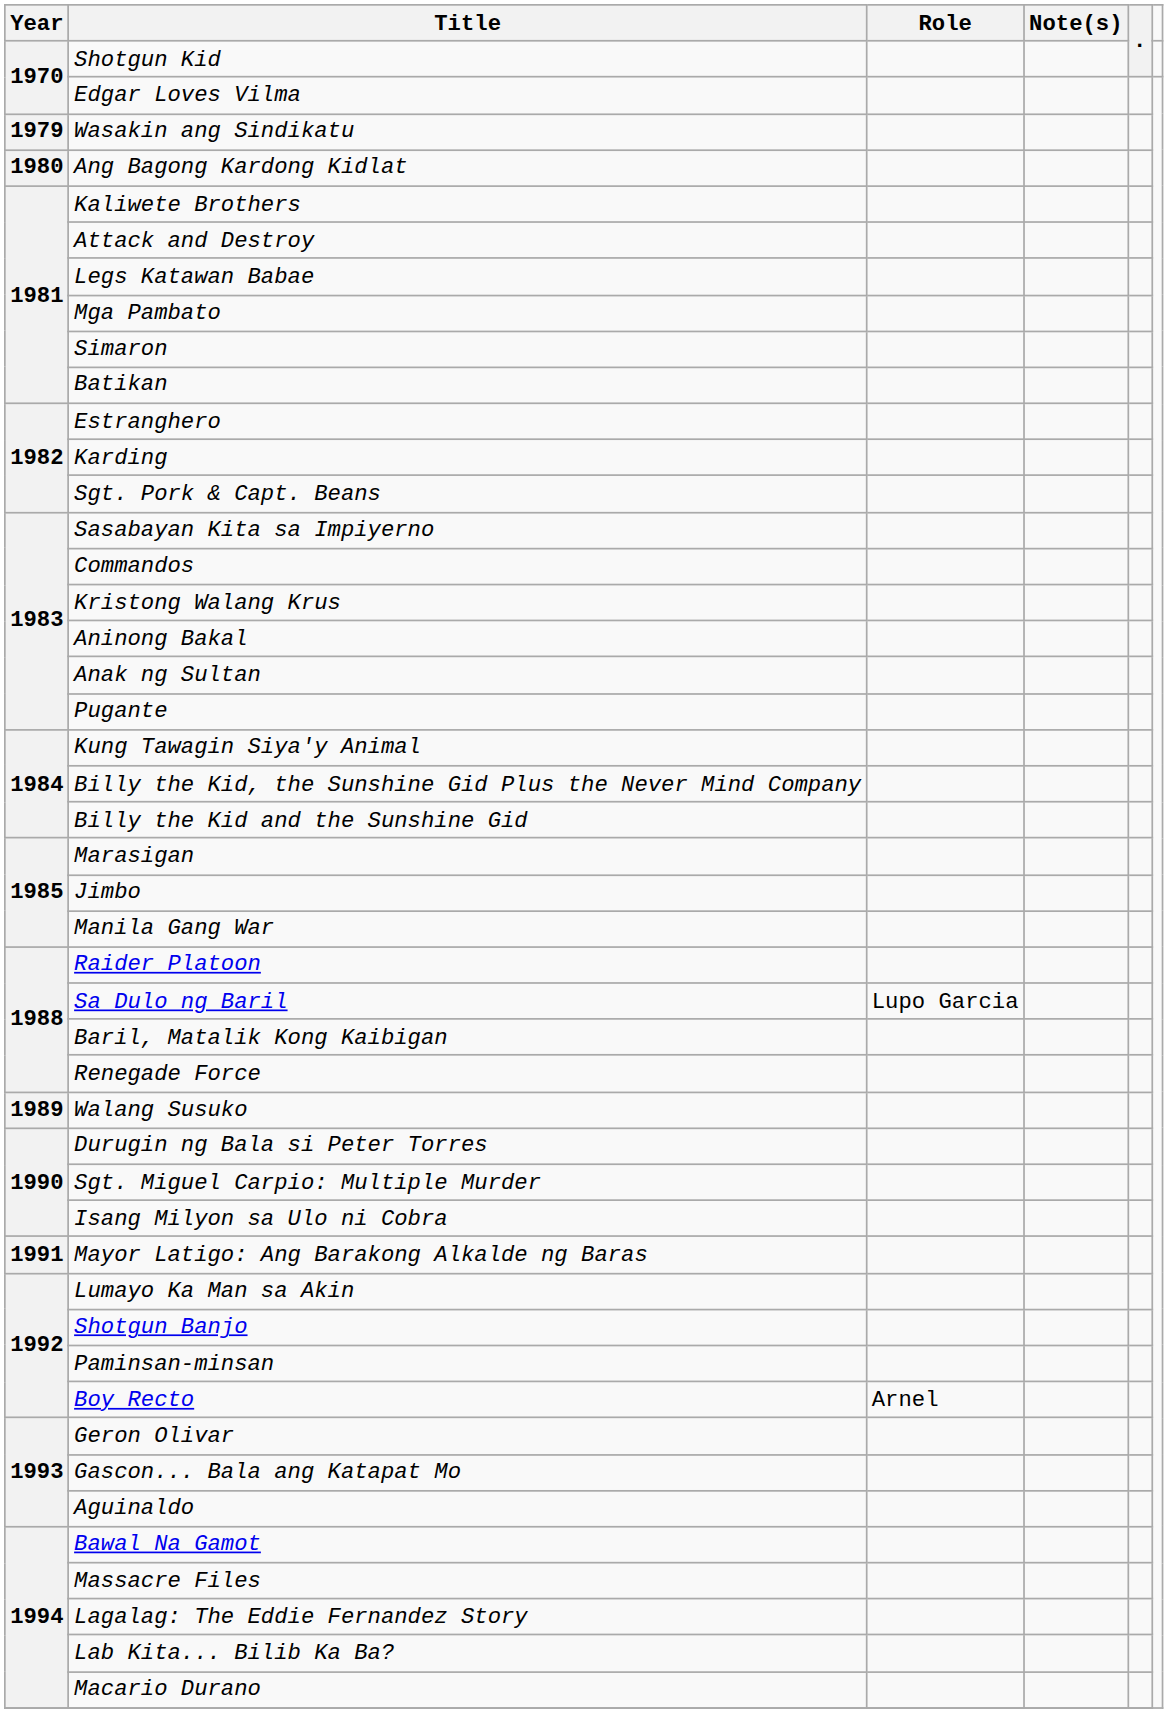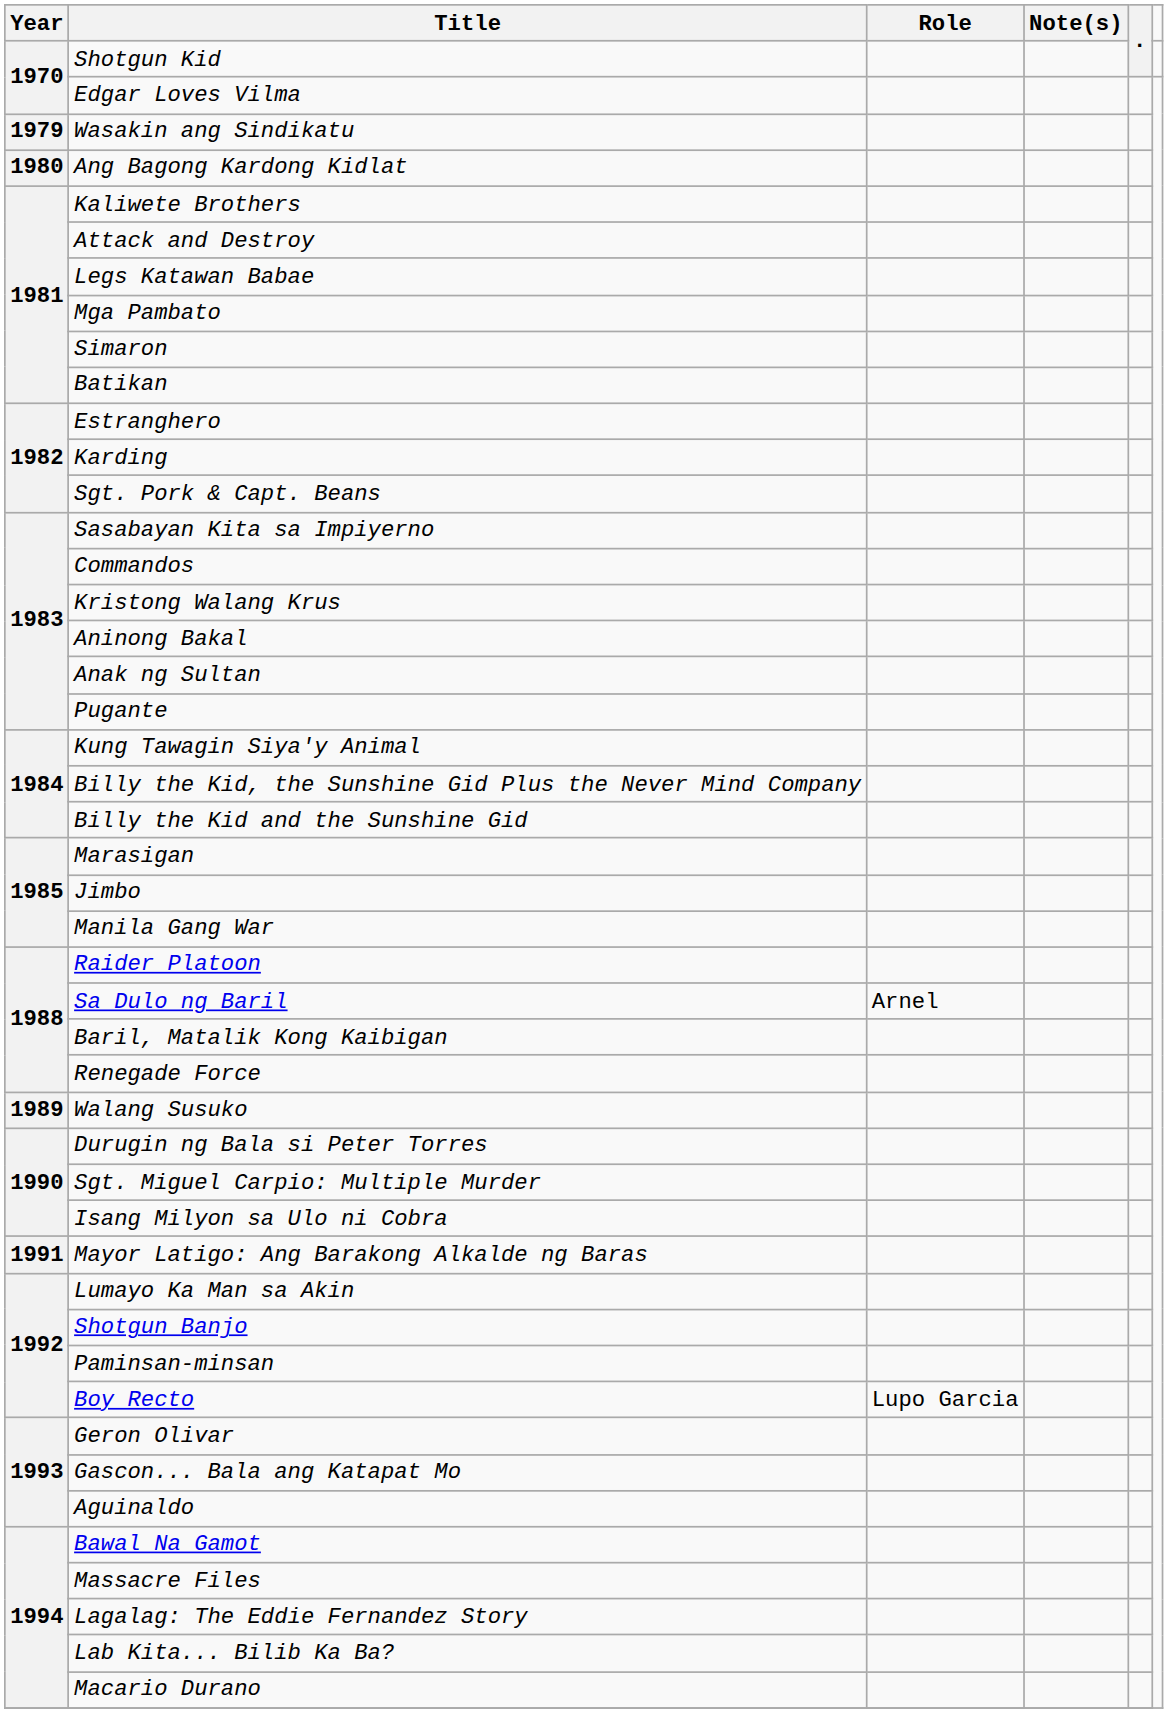(945, 1001) Lupo Garcia -> (905, 1001) Arnel
(905, 1400) Arnel -> (945, 1400) Lupo Garcia
